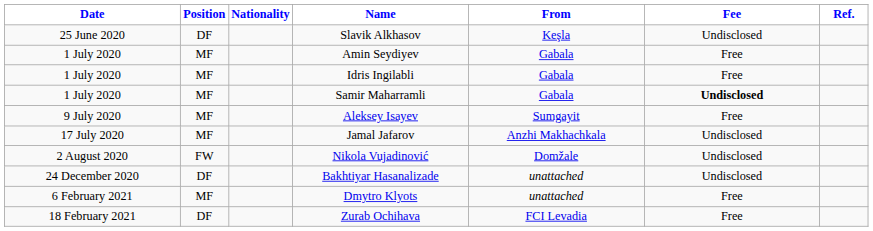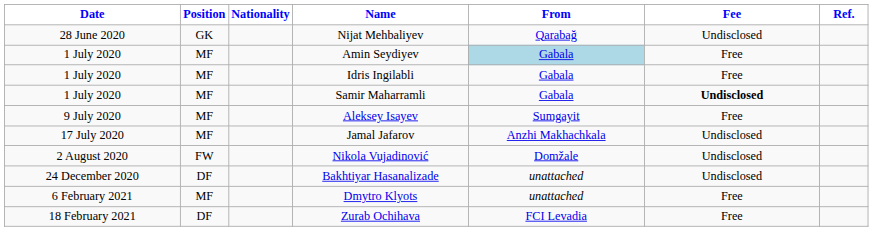- row: (380, 35)
+ row: (380, 35)
(556, 55) no background -> (556, 55) lightblue background
